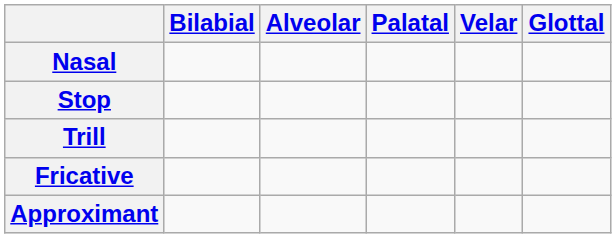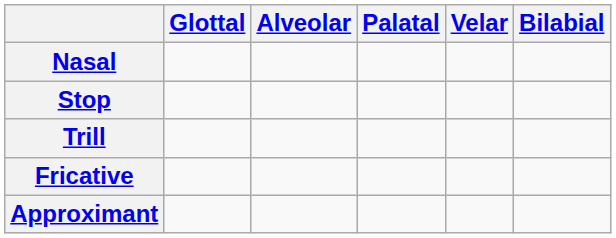columns swapped: (212, 23) <-> (566, 23)
